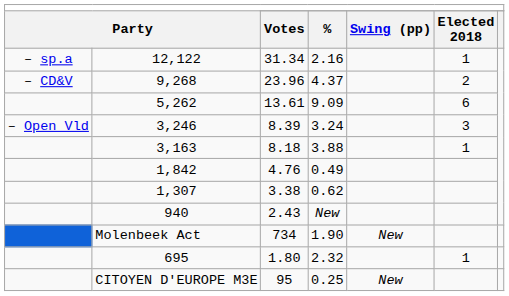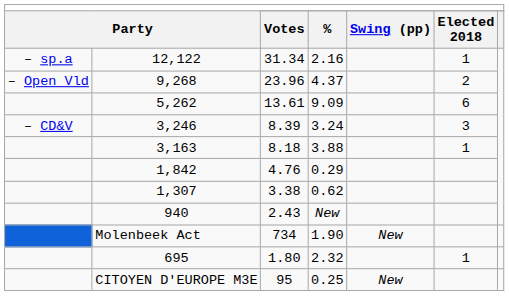(48, 82) – CD&V -> (48, 82) – Open Vld
(48, 126) – Open Vld -> (48, 126) – CD&V
(327, 170) 0.49 -> (327, 170) 0.29
